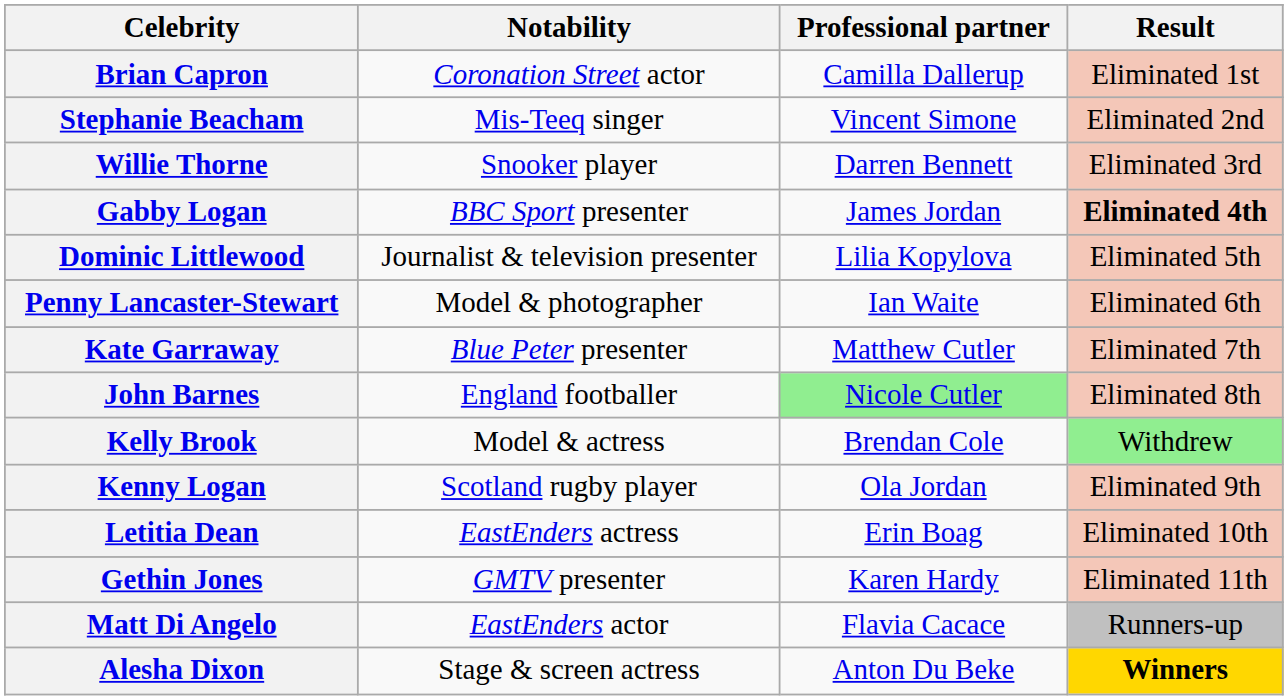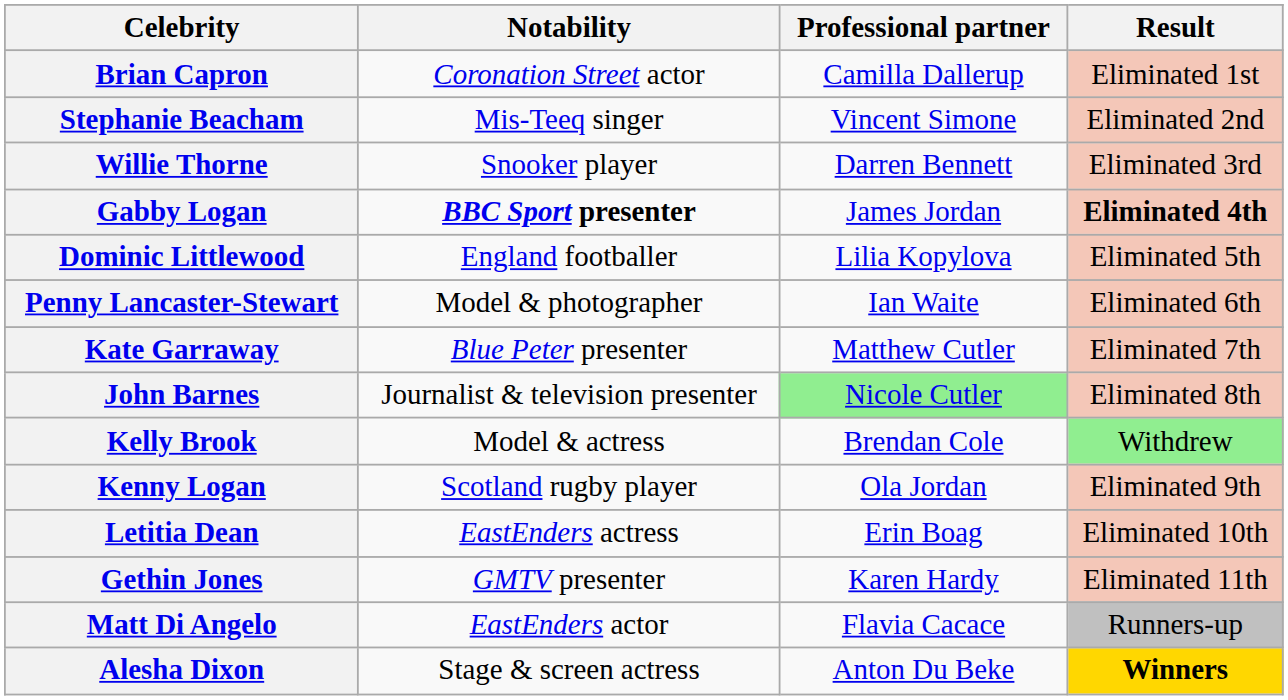(569, 211) normal -> (569, 211) bold
(569, 257) Journalist & television presenter -> (569, 257) England footballer
(569, 394) England footballer -> (569, 394) Journalist & television presenter
